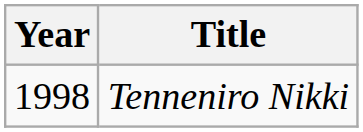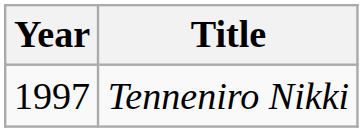(52, 95) 1998 -> (52, 95) 1997
